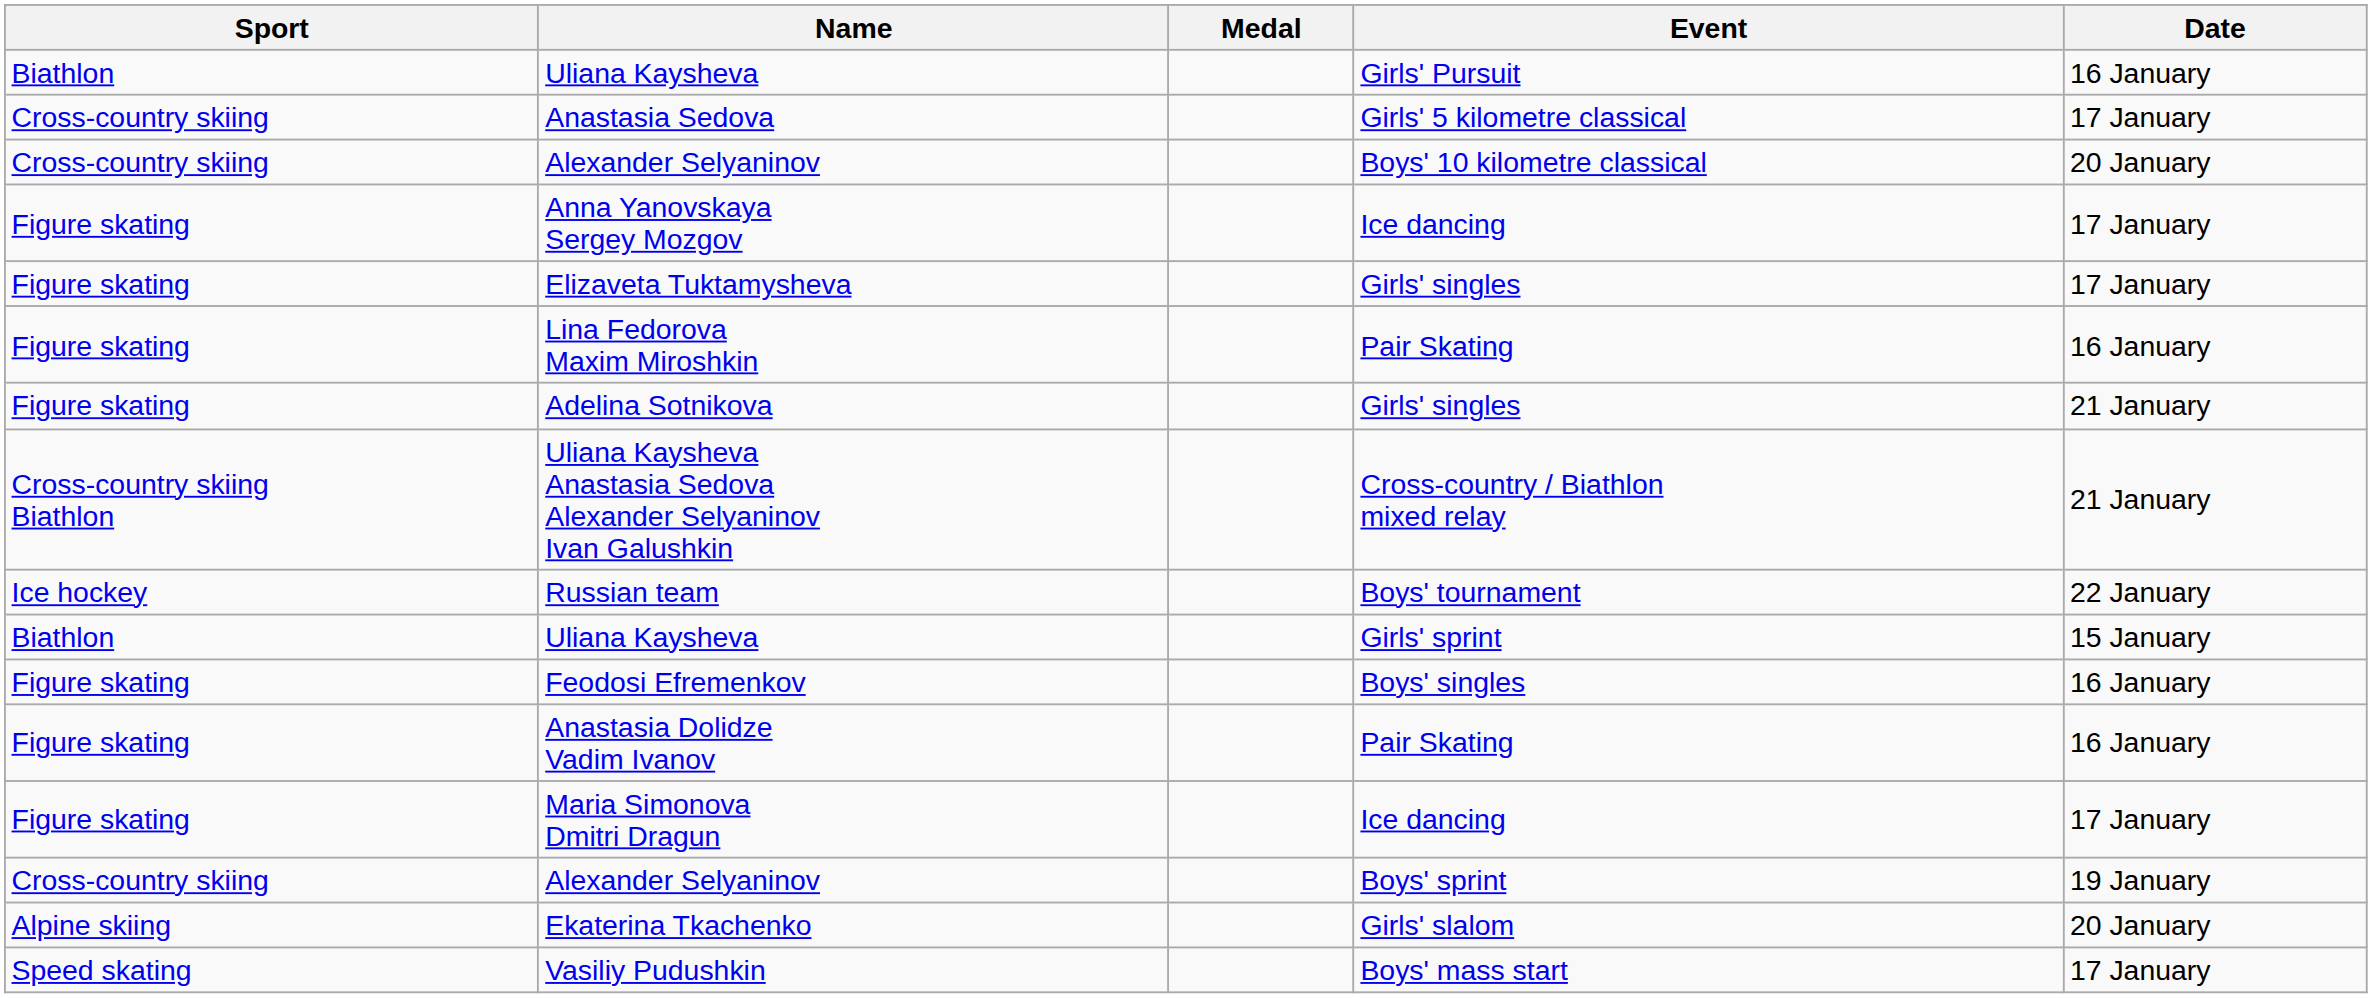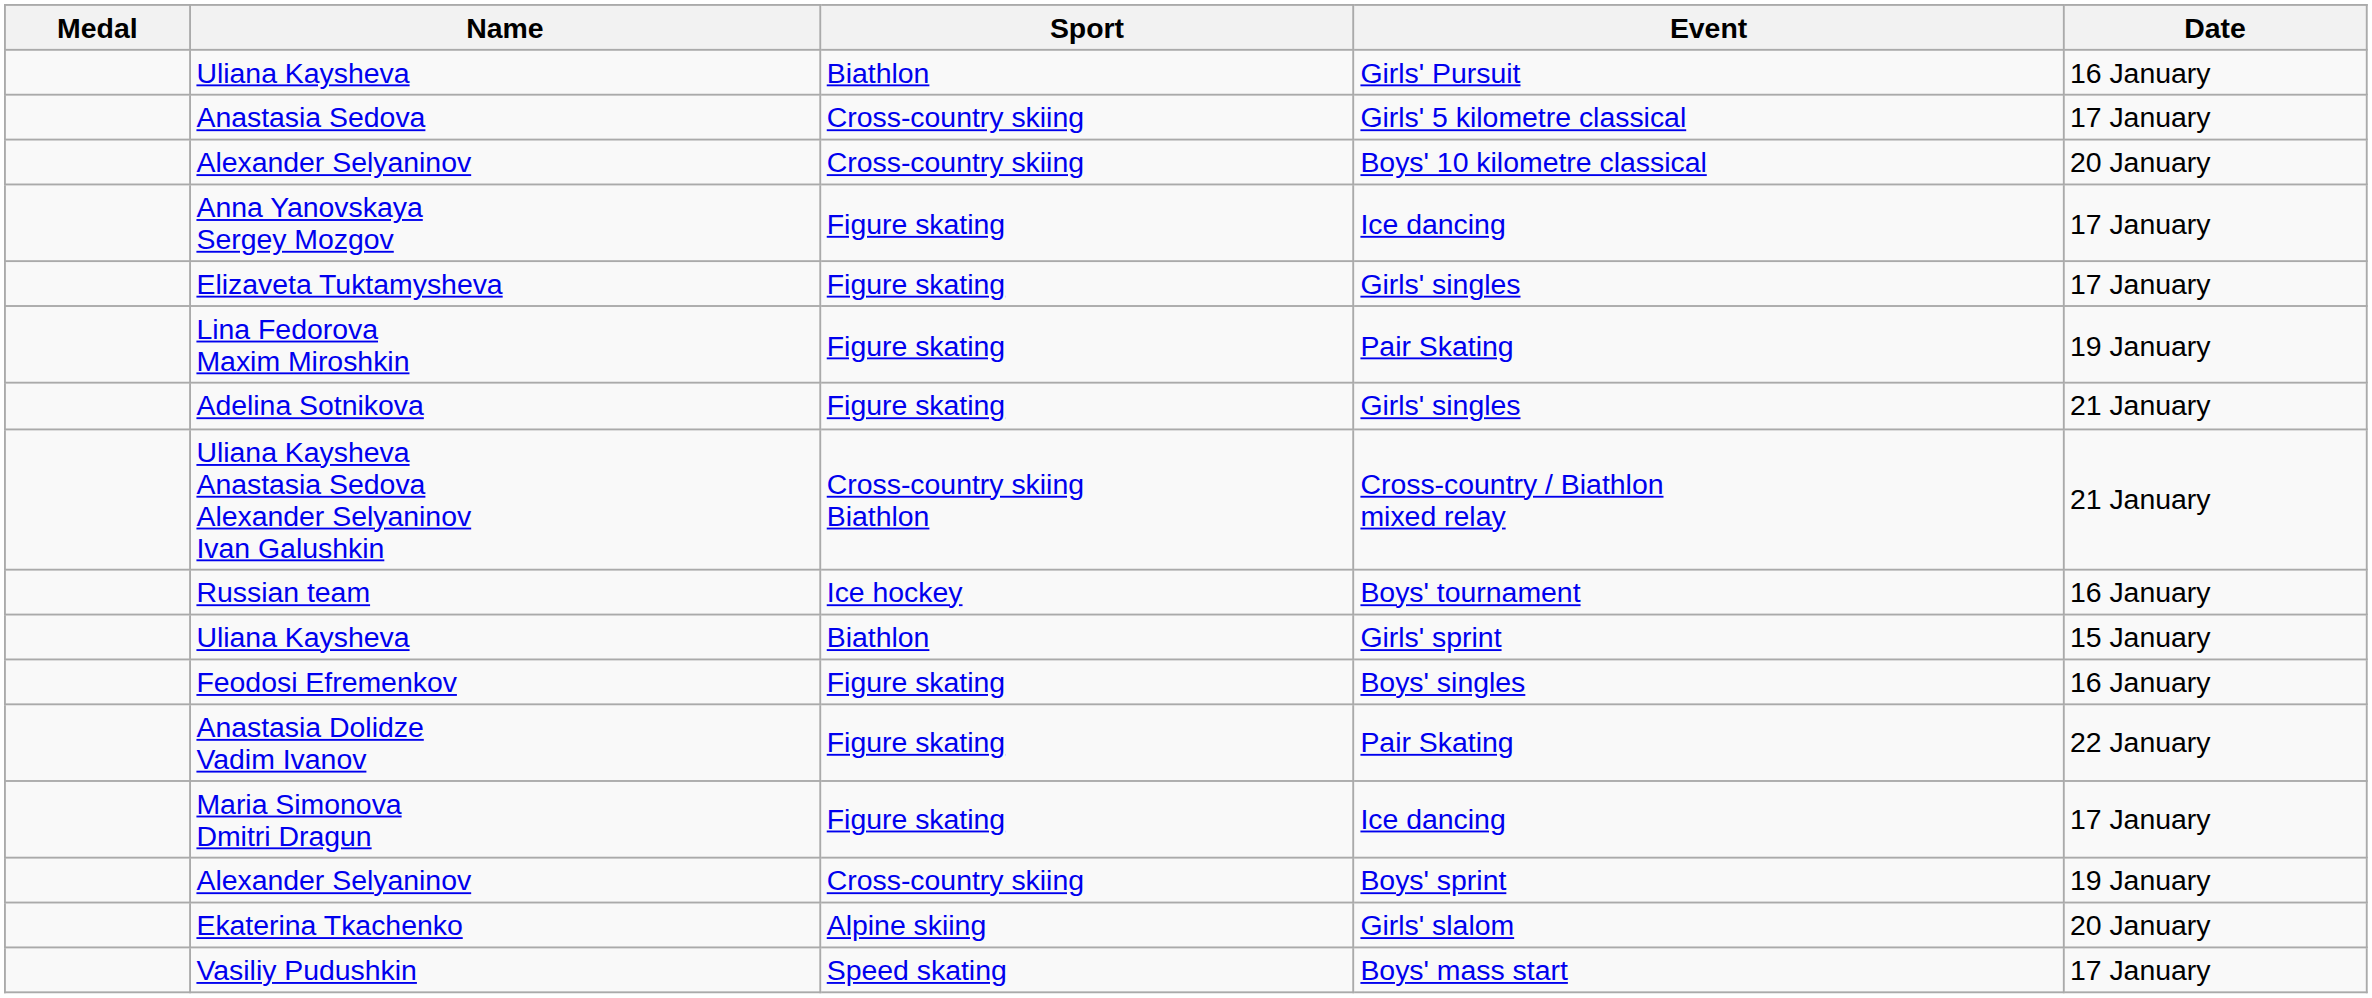columns swapped: (1261, 28) <-> (272, 28)
(2140, 345) 16 January -> (2140, 345) 19 January
(2140, 592) 22 January -> (2140, 592) 16 January
(2140, 742) 16 January -> (2140, 742) 22 January
